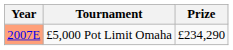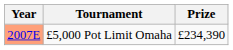(201, 34) £234,290 -> (201, 34) £234,390
